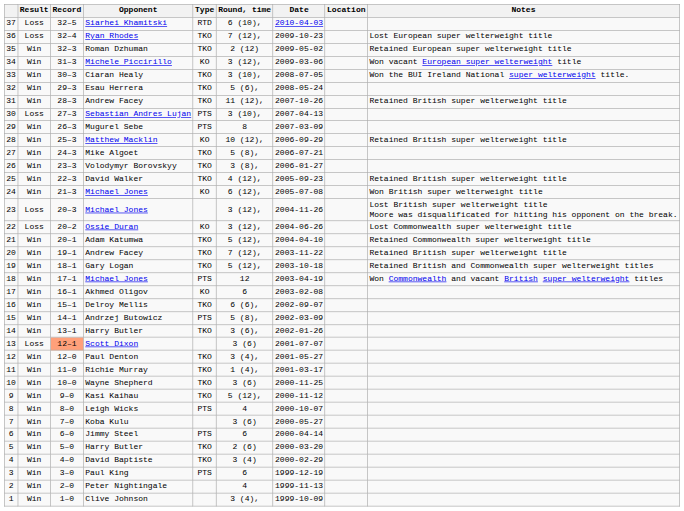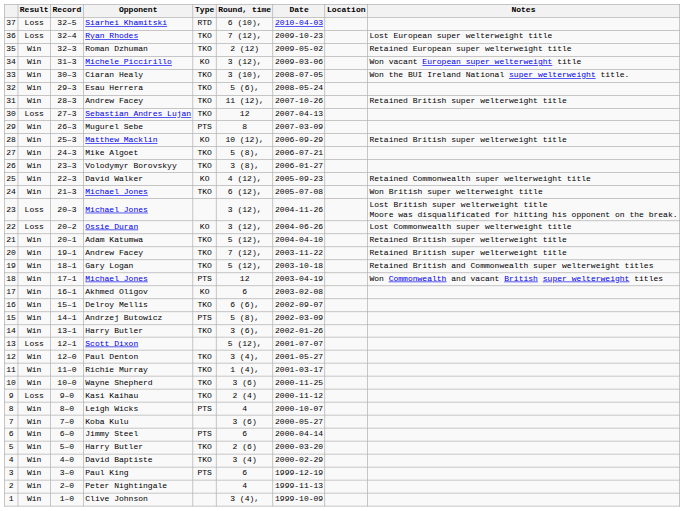(205, 115) PTS -> (205, 115) TKO
(245, 115) 3 (10), -> (245, 115) 12
(205, 180) TKO -> (205, 180) KO
(468, 180) Retained British super welterweight title -> (480, 180) Retained Commonwealth super welterweight title
(205, 193) KO -> (205, 193) TKO
(480, 241) Retained Commonwealth super welterweight title -> (468, 241) Retained British super welterweight title
(67, 344) lightsalmon background -> (67, 344) no background
(245, 344) 3 (6) -> (245, 344) 5 (12),
(34, 396) Win -> (34, 396) Loss
(245, 396) 5 (12), -> (245, 396) 2 (4)
